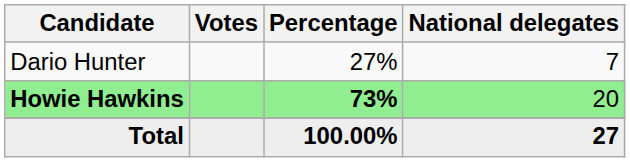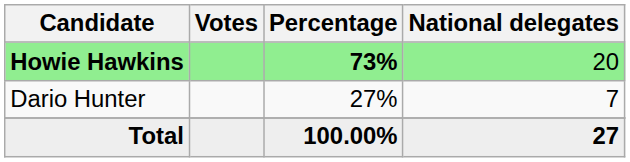rows swapped: (97, 99) <-> (78, 61)
